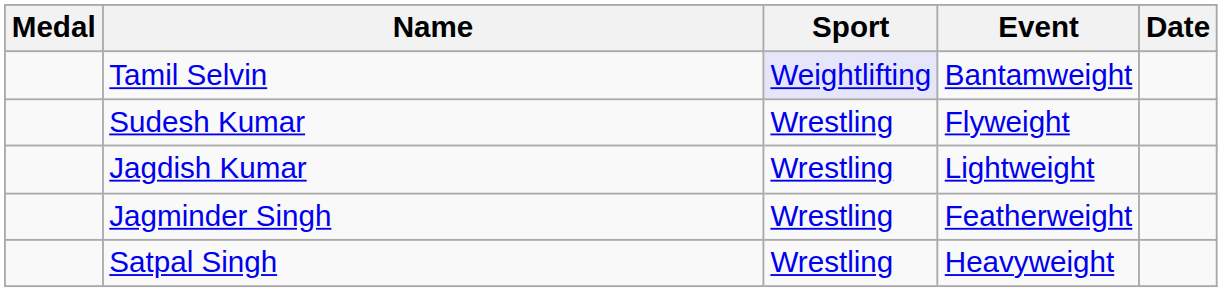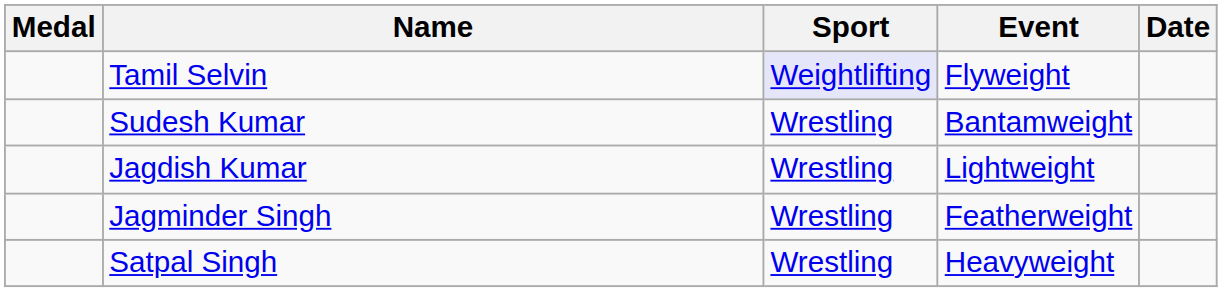(1039, 74) Bantamweight -> (1007, 74) Flyweight
(1007, 121) Flyweight -> (1039, 121) Bantamweight
